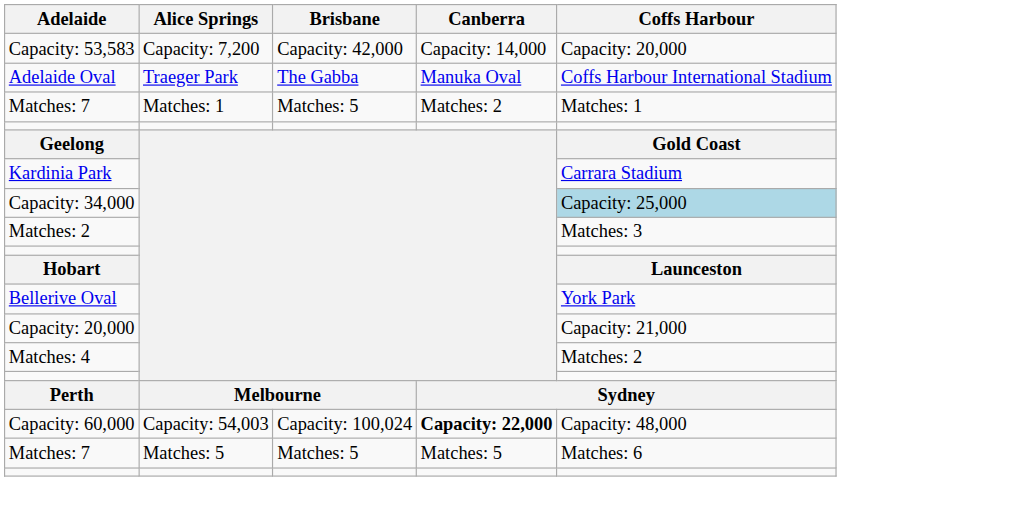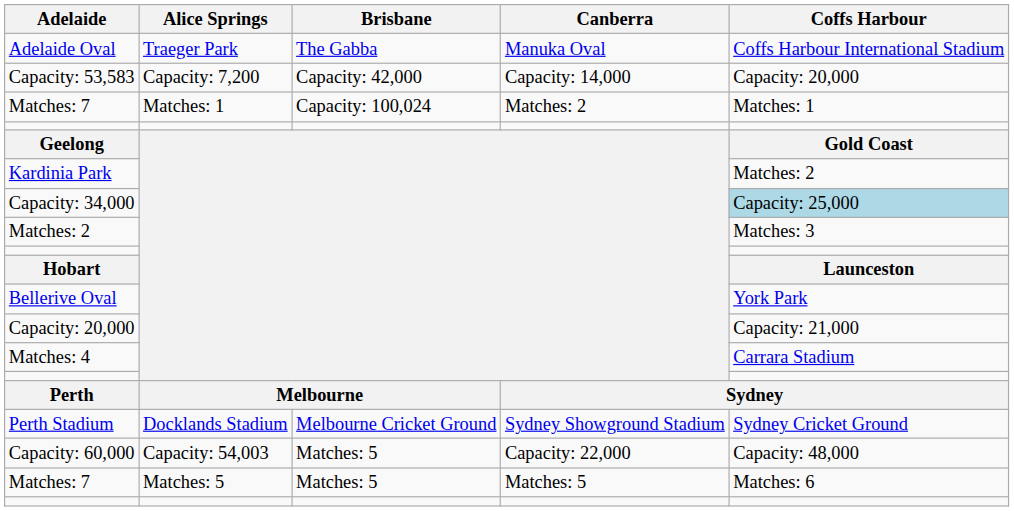rows swapped: (62, 77) <-> (72, 48)
(318, 106) Matches: 5 -> (364, 106) Capacity: 100,024
(621, 173) Carrara Stadium -> (774, 173) Matches: 2
(602, 357) Matches: 2 -> (794, 357) Carrara Stadium
+ row: (61, 423)
(345, 423) Capacity: 100,024 -> (337, 453) Matches: 5
(487, 423) bold -> (568, 453) normal
